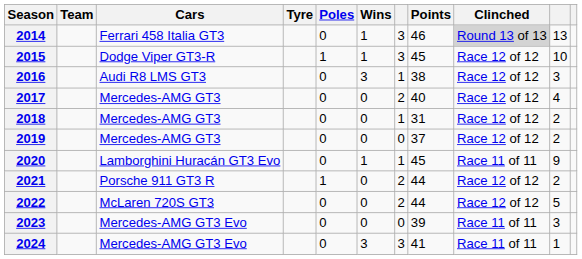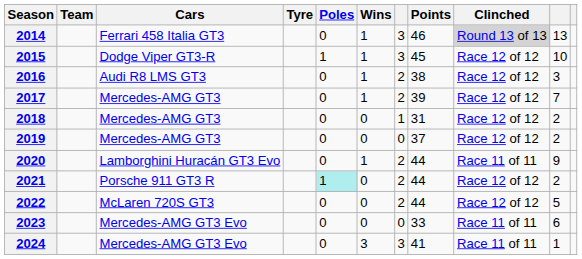(364, 77) 3 -> (364, 77) 1
(401, 77) 1 -> (401, 77) 2
(364, 98) 0 -> (364, 98) 1
(418, 98) 40 -> (418, 98) 39
(556, 98) 4 -> (556, 98) 7
(401, 160) 1 -> (401, 160) 2
(418, 160) 45 -> (418, 160) 44
(323, 181) no background -> (323, 181) paleturquoise background
(418, 222) 39 -> (418, 222) 33
(556, 222) 3 -> (556, 222) 6
